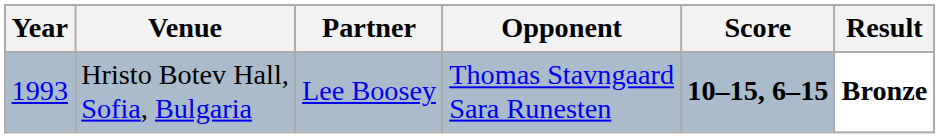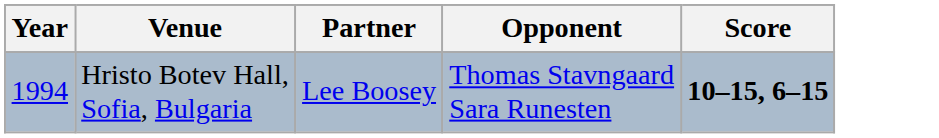- column: (884, 28)
(40, 91) 1993 -> (40, 91) 1994
